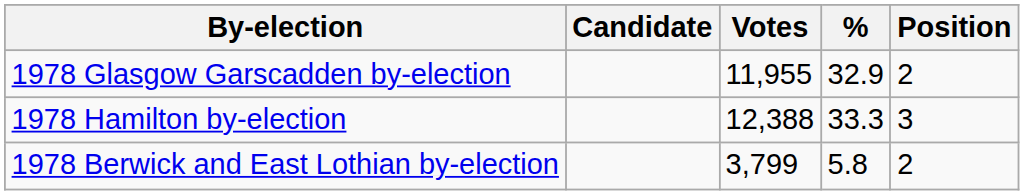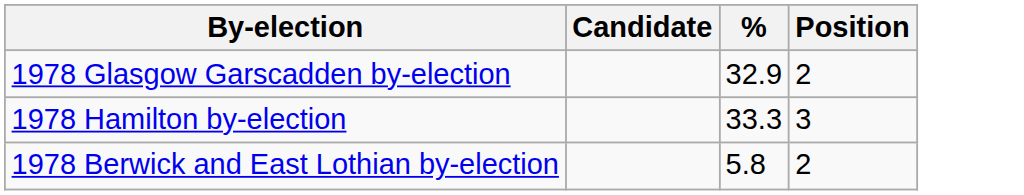- column: (770, 27)
